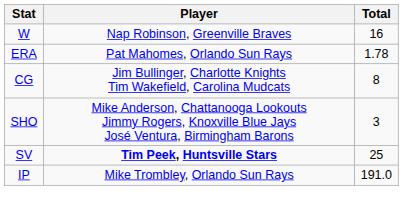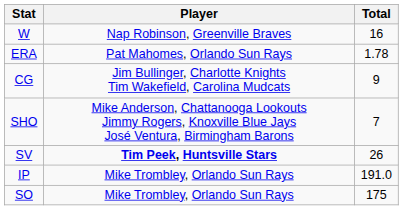(376, 80) 8 -> (376, 80) 9
(376, 121) 3 -> (376, 121) 7
(376, 155) 25 -> (376, 155) 26
+ row: (24, 195)
